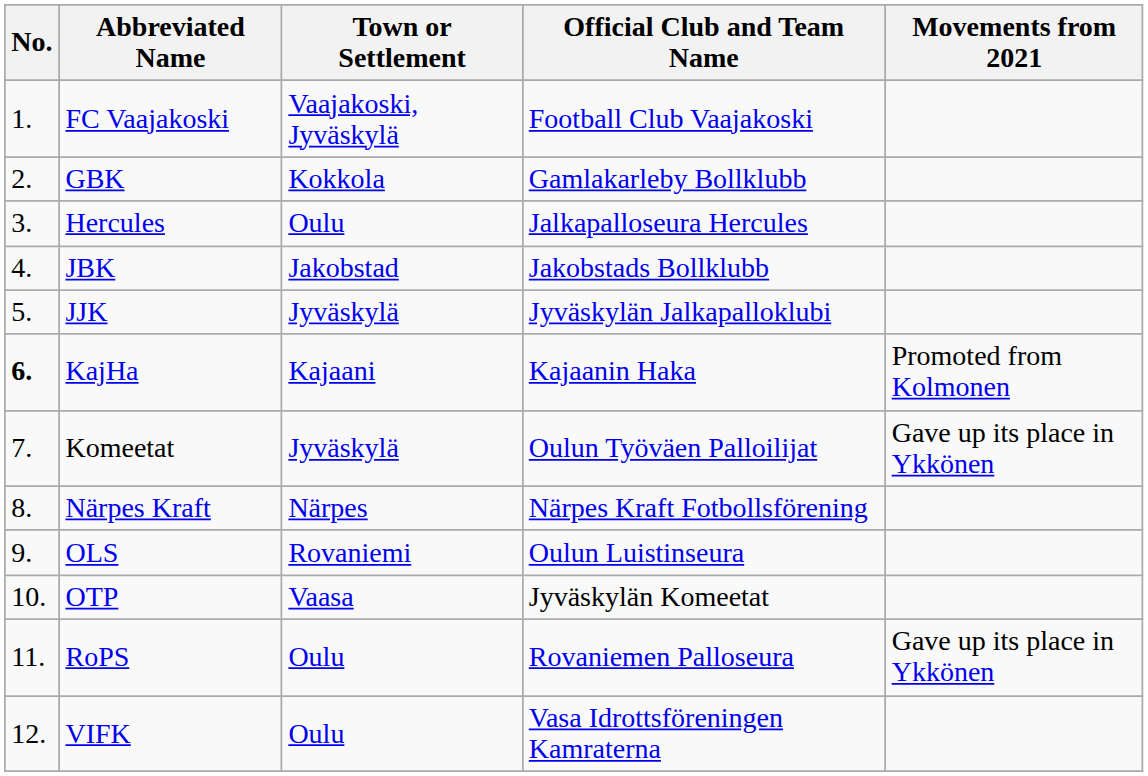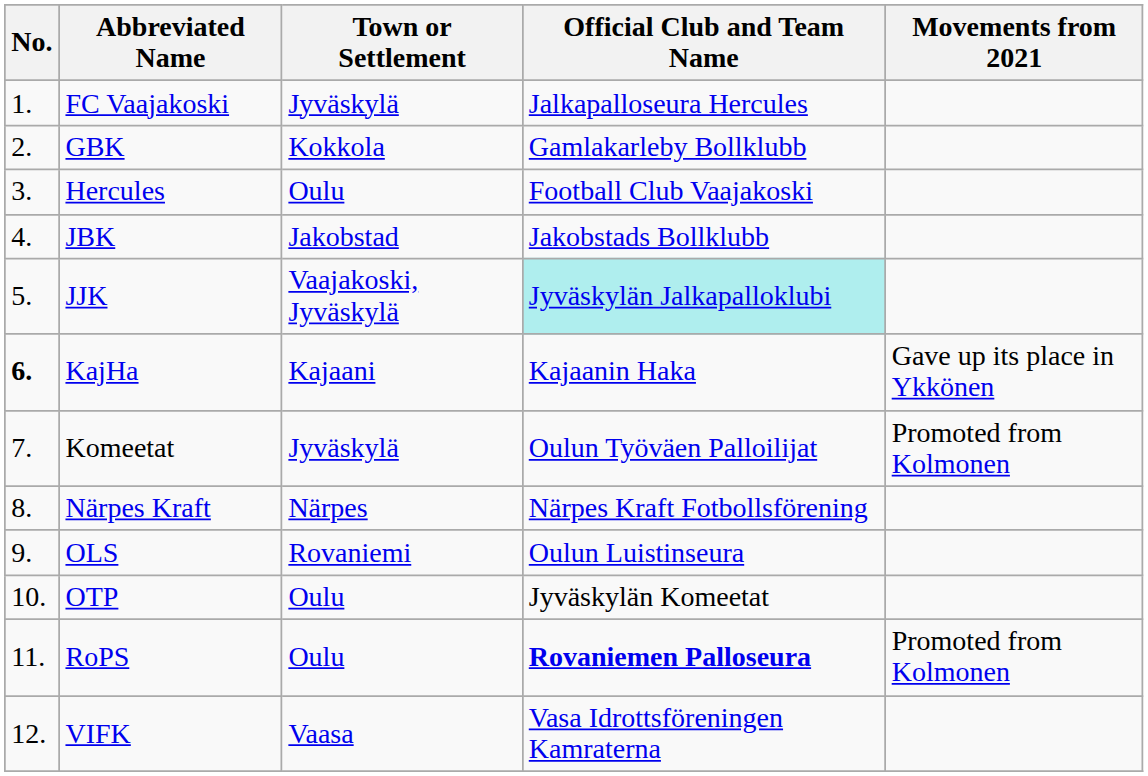(353, 118) Vaajakoski, Jyväskylä -> (344, 102) Jyväskylä
(671, 118) Football Club Vaajakoski -> (668, 102) Jalkapalloseura Hercules
(668, 222) Jalkapalloseura Hercules -> (671, 191) Football Club Vaajakoski
(344, 311) Jyväskylä -> (353, 295) Vaajakoski, Jyväskylä
(680, 311) no background -> (680, 295) paleturquoise background
(977, 371) Promoted from Kolmonen -> (1003, 371) Gave up its place in Ykkönen
(1003, 447) Gave up its place in Ykkönen -> (977, 447) Promoted from Kolmonen
(321, 596) Vaasa -> (316, 596) Oulu
(661, 656) normal -> (670, 656) bold
(1003, 656) Gave up its place in Ykkönen -> (977, 656) Promoted from Kolmonen
(316, 732) Oulu -> (321, 732) Vaasa
